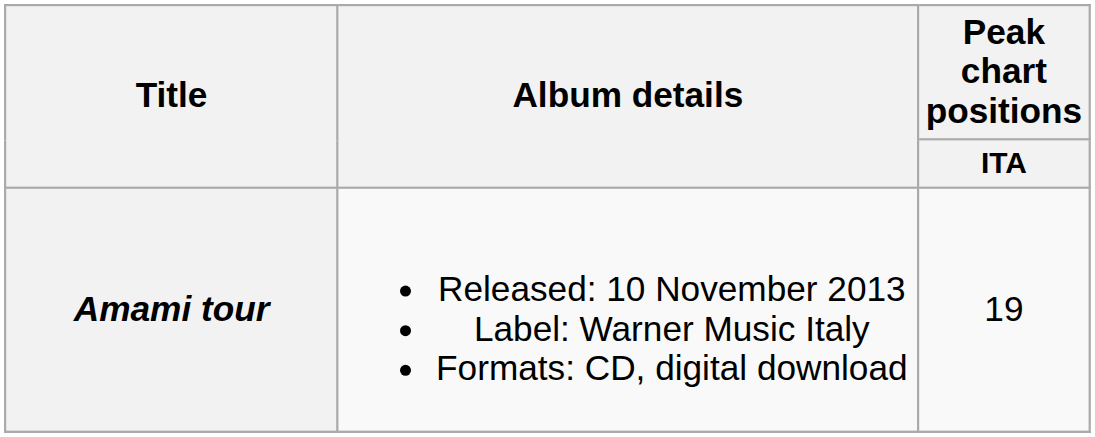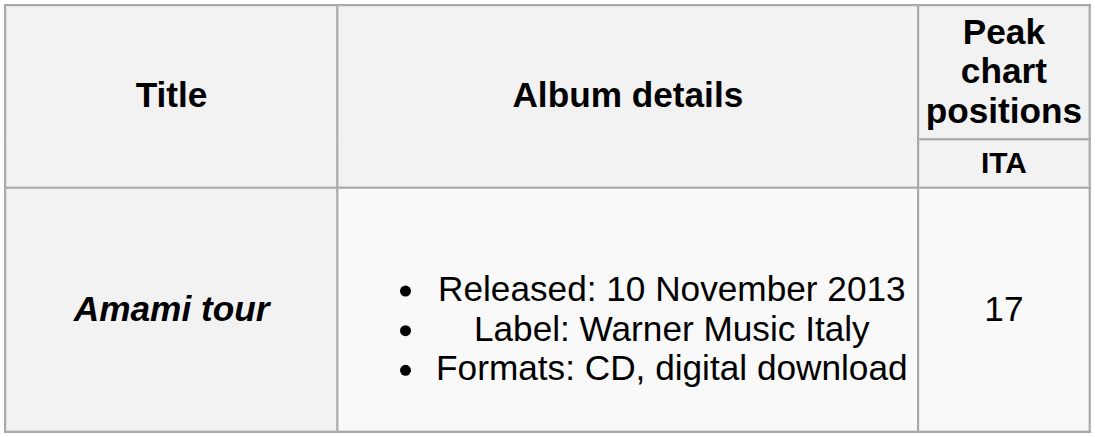(1004, 309) 19 -> (1004, 309) 17
